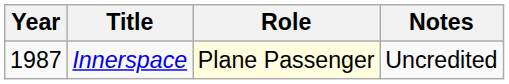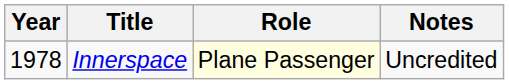(36, 59) 1987 -> (36, 59) 1978
